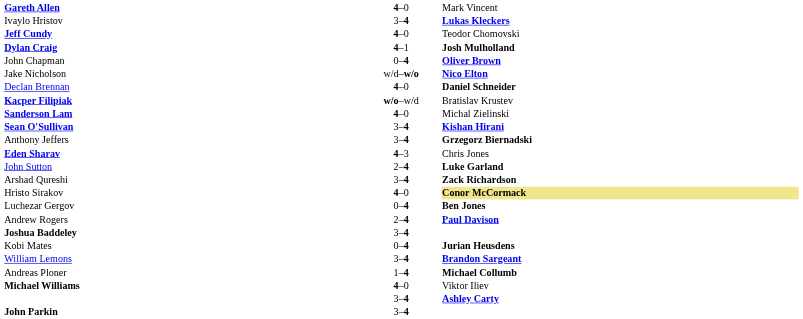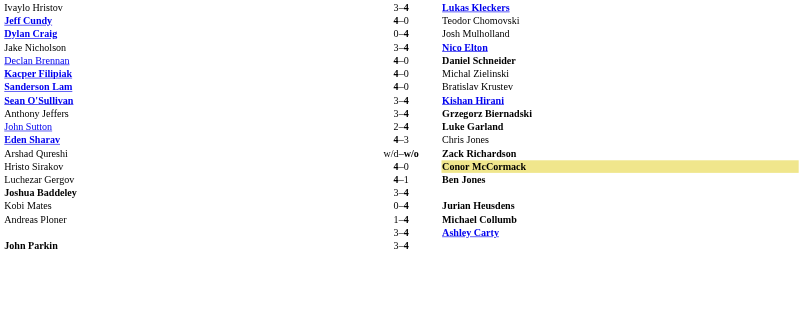- row: (32, 8)
(401, 47) 4–1 -> (401, 34) 0–4
(478, 47) bold -> (476, 34) normal
- row: (34, 60)
(401, 74) w/d–w/o -> (401, 47) 3–4
(401, 100) w/o–w/d -> (401, 74) 4–0
(478, 100) Bratislav Krustev -> (476, 74) Michal Zielinski
(476, 113) Michal Zielinski -> (478, 87) Bratislav Krustev
rows swapped: (28, 166) <-> (32, 153)
(401, 179) 3–4 -> (401, 153) w/d–w/o
(401, 206) 0–4 -> (401, 179) 4–1
- row: (36, 219)
- row: (38, 259)
- row: (42, 285)
